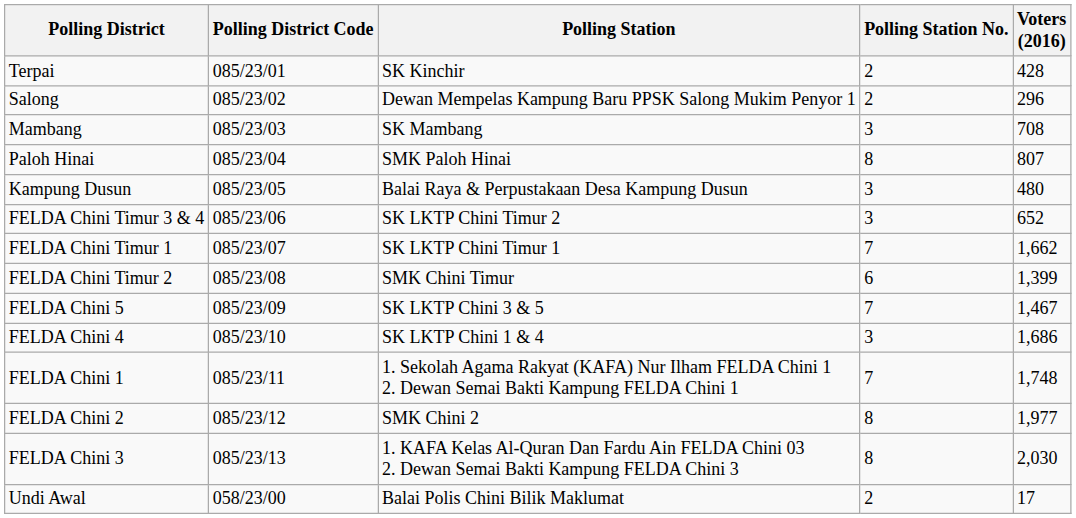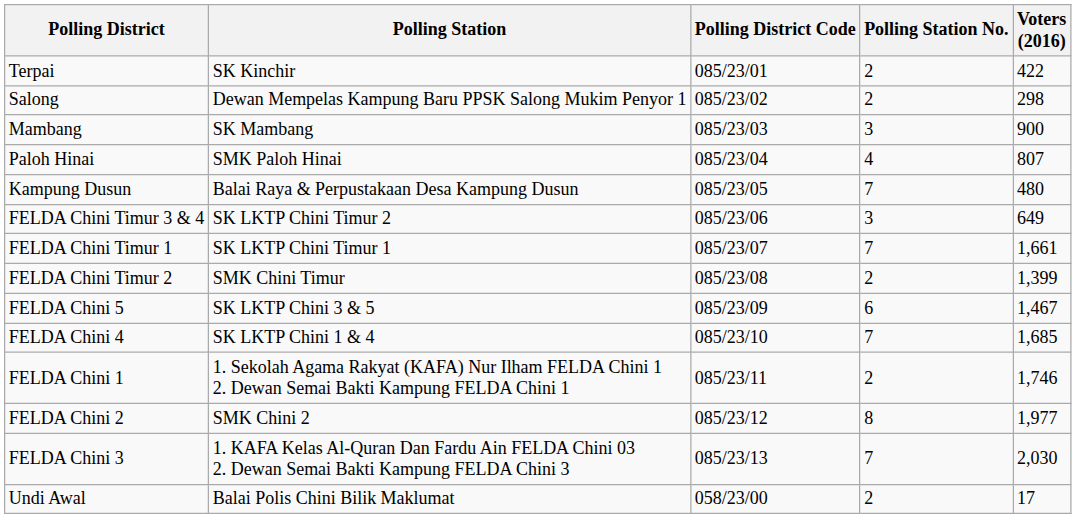columns swapped: (293, 30) <-> (619, 30)
(1031, 70) 428 -> (1031, 70) 422
(1031, 100) 296 -> (1031, 100) 298
(1031, 130) 708 -> (1031, 130) 900
(869, 159) 8 -> (869, 159) 4
(869, 189) 3 -> (869, 189) 7
(1031, 219) 652 -> (1031, 219) 649
(1037, 248) 1,662 -> (1037, 248) 1,661
(869, 278) 6 -> (869, 278) 2
(869, 308) 7 -> (869, 308) 6
(869, 337) 3 -> (869, 337) 7
(1037, 337) 1,686 -> (1037, 337) 1,685
(869, 378) 7 -> (869, 378) 2
(1037, 378) 1,748 -> (1037, 378) 1,746
(869, 458) 8 -> (869, 458) 7
